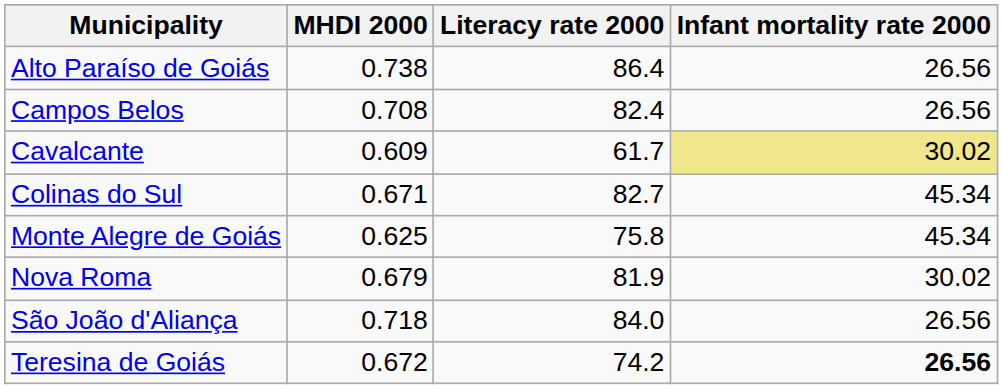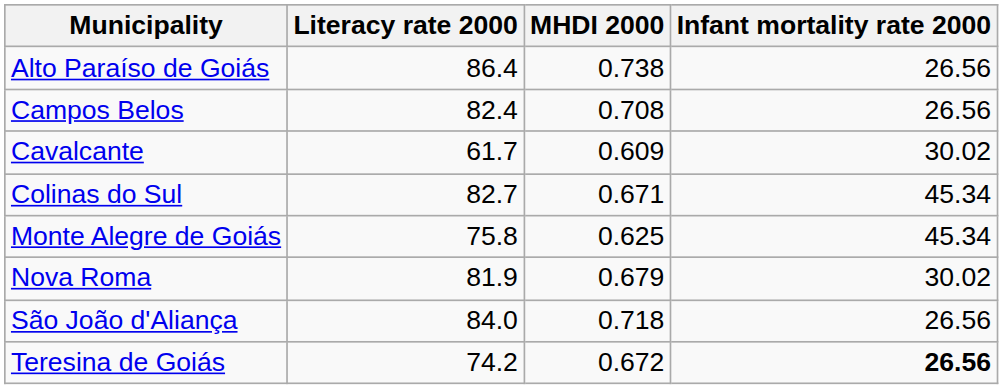columns swapped: (361, 25) <-> (552, 25)
(958, 151) khaki background -> (958, 151) no background
